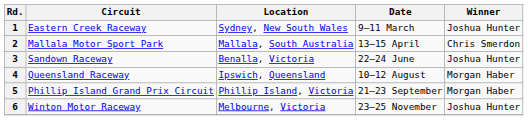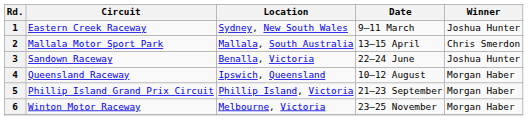(484, 106) Joshua Hunter -> (481, 106) Morgan Haber
